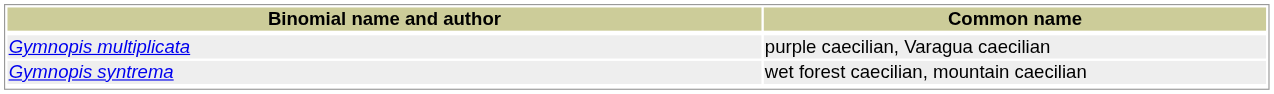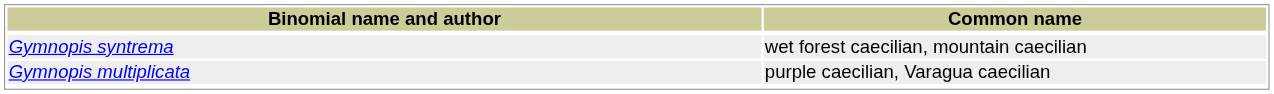rows swapped: (99, 46) <-> (91, 72)
